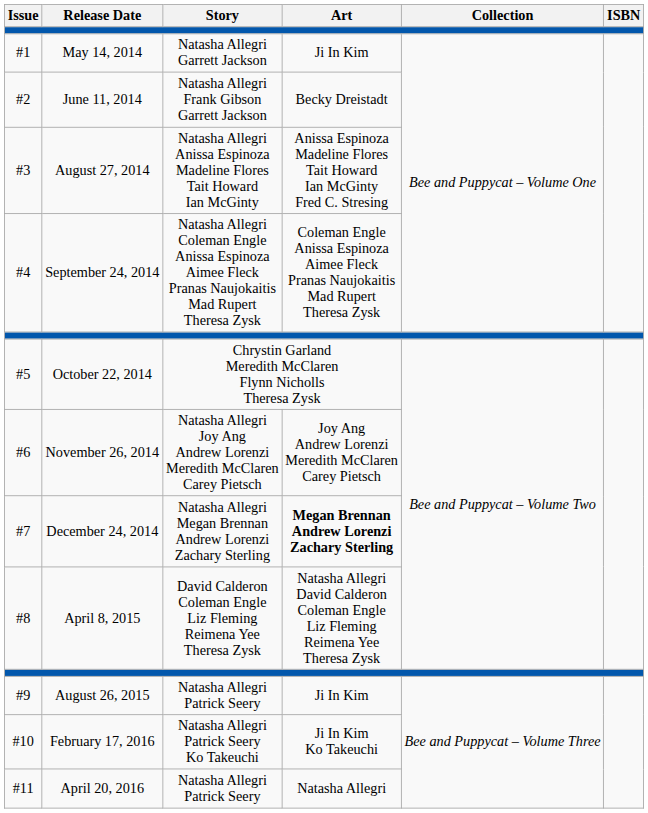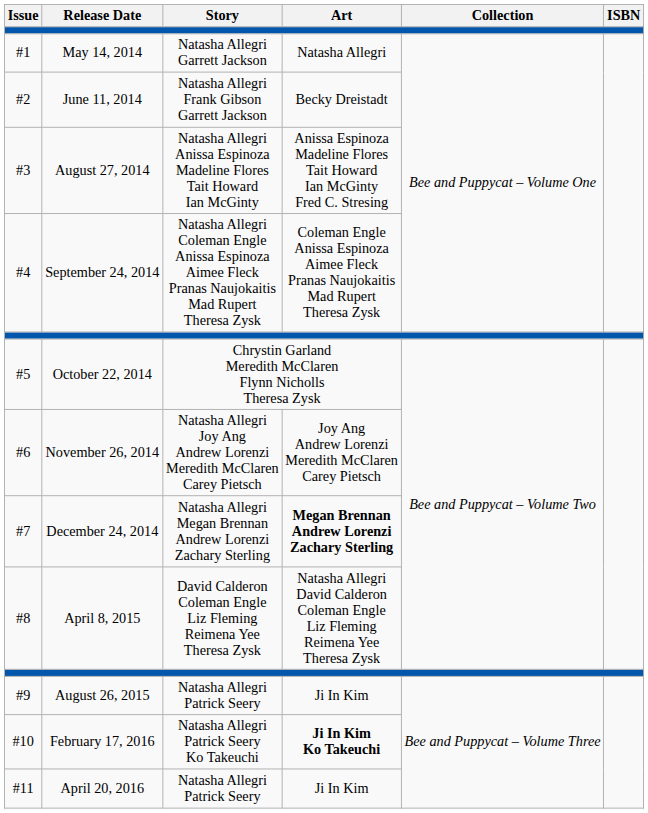(342, 52) Ji In Kim -> (342, 52) Natasha Allegri
(342, 741) normal -> (342, 741) bold
(342, 788) Natasha Allegri -> (342, 788) Ji In Kim
